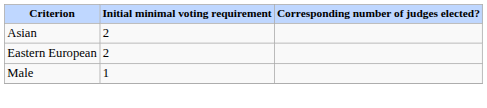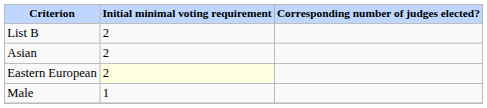+ row: (23, 33)
(106, 53) no background -> (106, 73) lightyellow background
